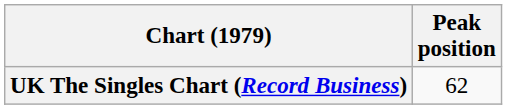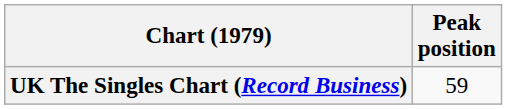(457, 85) 62 -> (457, 85) 59
